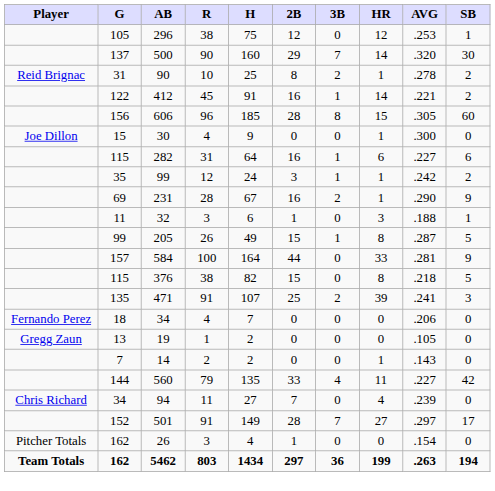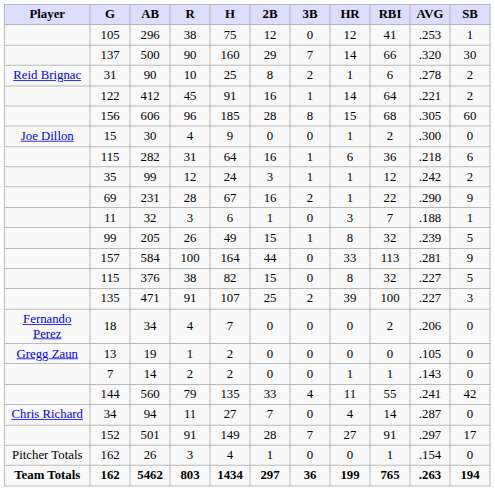+ column: (390, 14)
(425, 156) .227 -> (430, 156) .218
(425, 237) .287 -> (430, 237) .239
(425, 278) .218 -> (430, 278) .227
(425, 298) .241 -> (430, 298) .227
(425, 380) .227 -> (430, 394) .241
(425, 400) .239 -> (430, 414) .287
